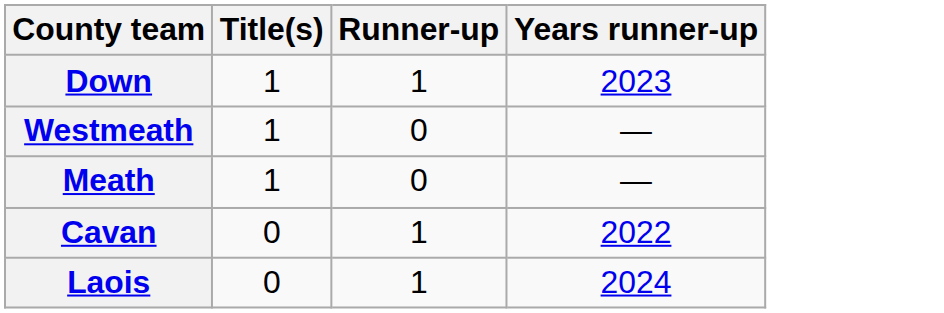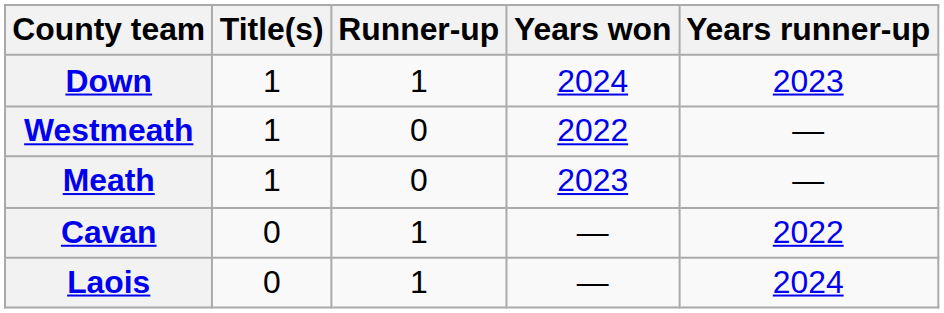+ column: (593, 29)
